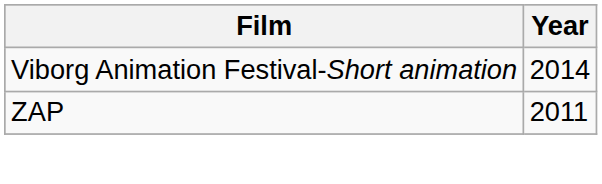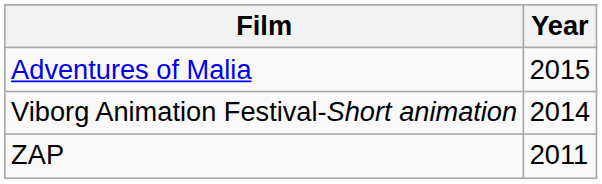+ row: (131, 69)
